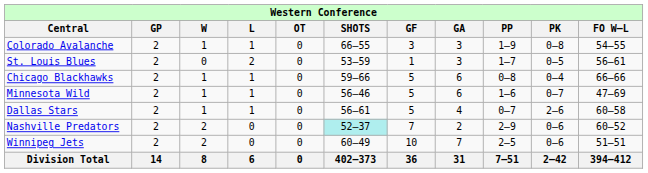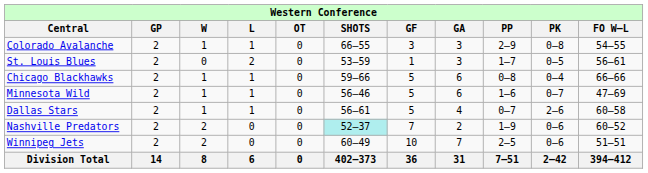(507, 45) 1–9 -> (507, 45) 2–9
(507, 127) 2–9 -> (507, 127) 1–9
